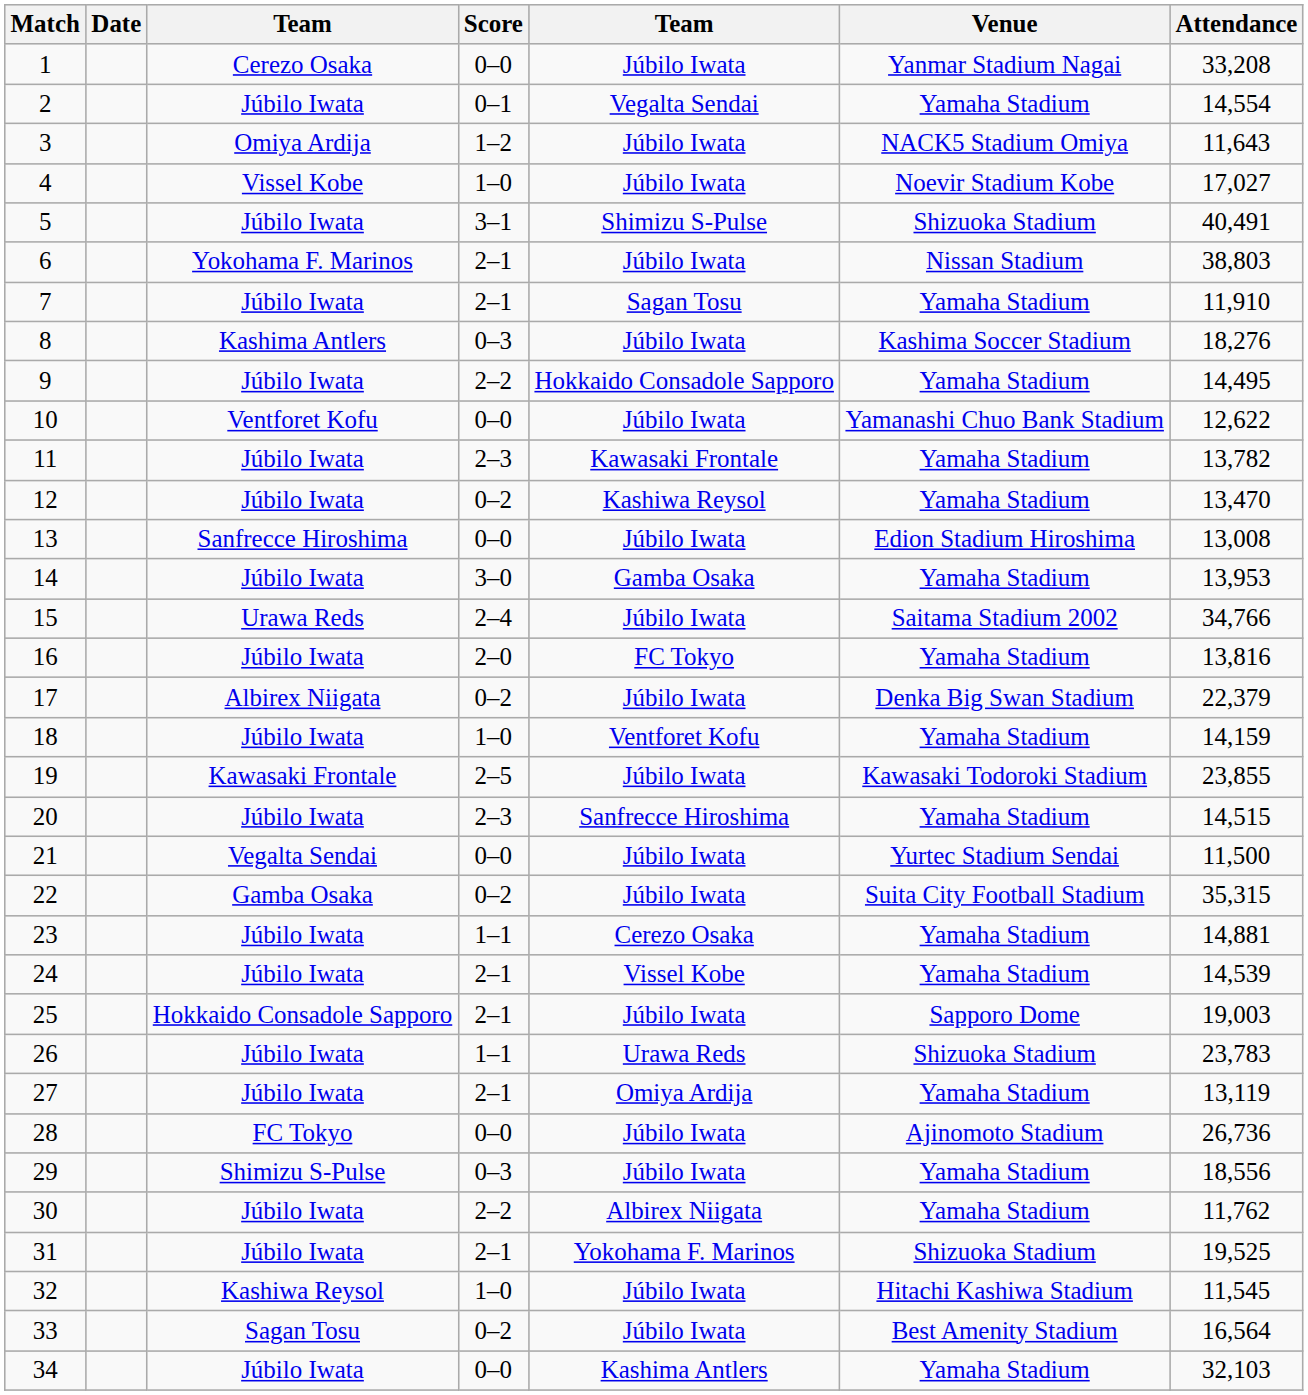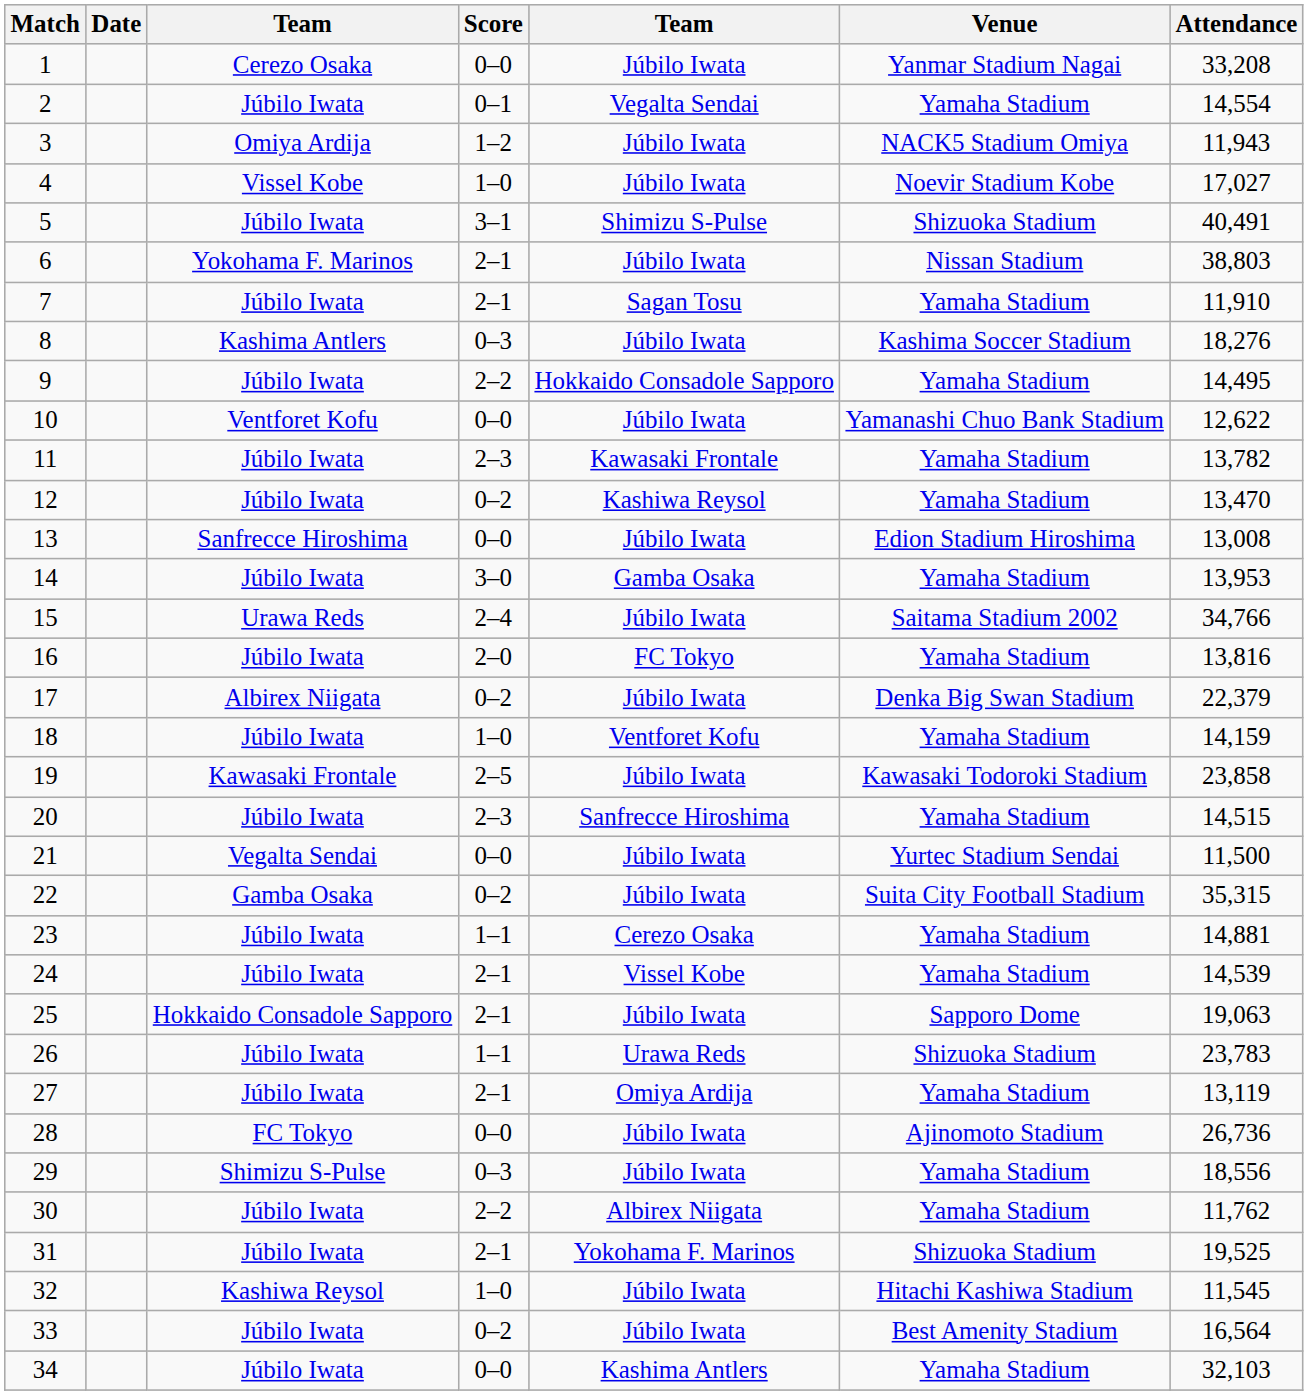(1236, 143) 11,643 -> (1236, 143) 11,943
(1236, 776) 23,855 -> (1236, 776) 23,858
(1236, 1013) 19,003 -> (1236, 1013) 19,063
(303, 1330) Sagan Tosu -> (302, 1330) Júbilo Iwata
